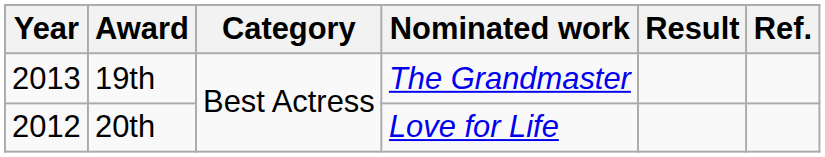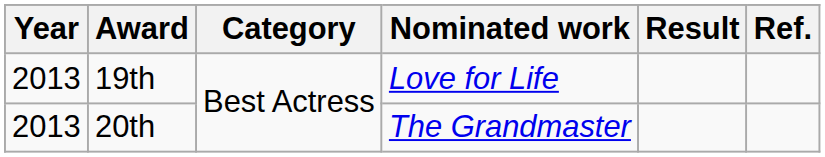(510, 77) The Grandmaster -> (474, 77) Love for Life
(46, 126) 2012 -> (46, 126) 2013
(474, 126) Love for Life -> (510, 126) The Grandmaster
